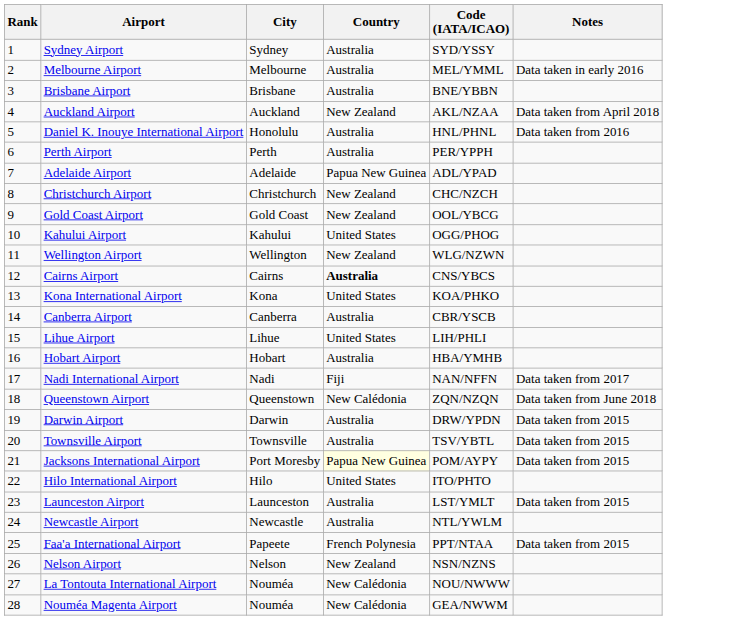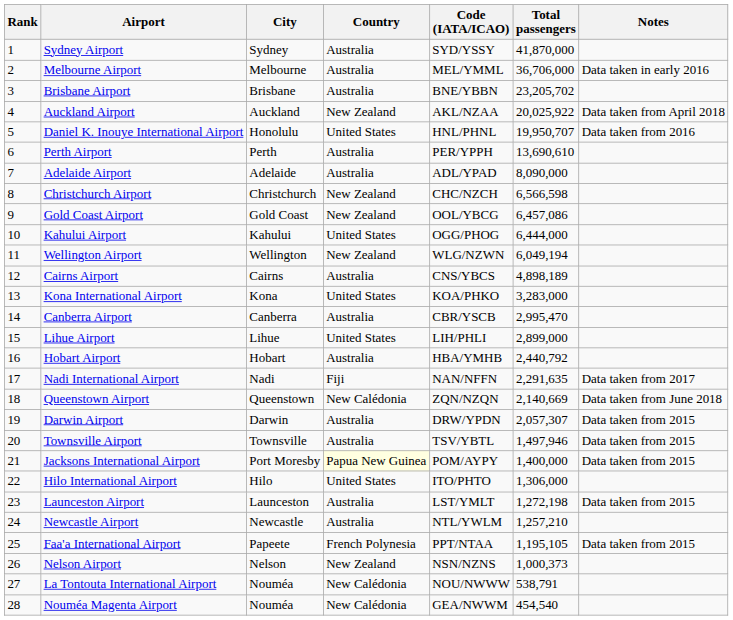+ column: (546, 22)
(350, 132) Australia -> (361, 132) United States
(376, 173) Papua New Guinea -> (350, 173) Australia
(352, 276) bold -> (350, 276) normal
